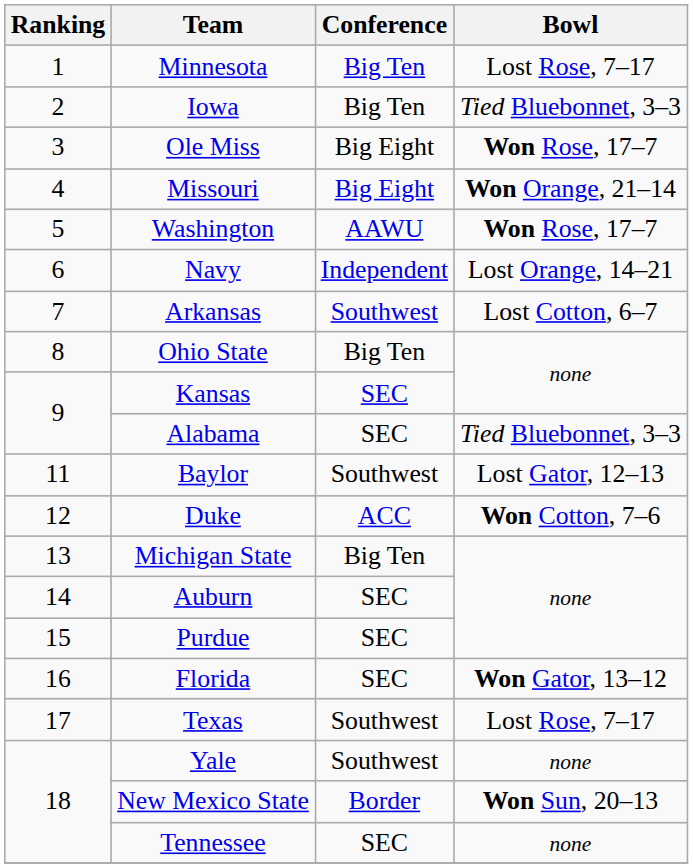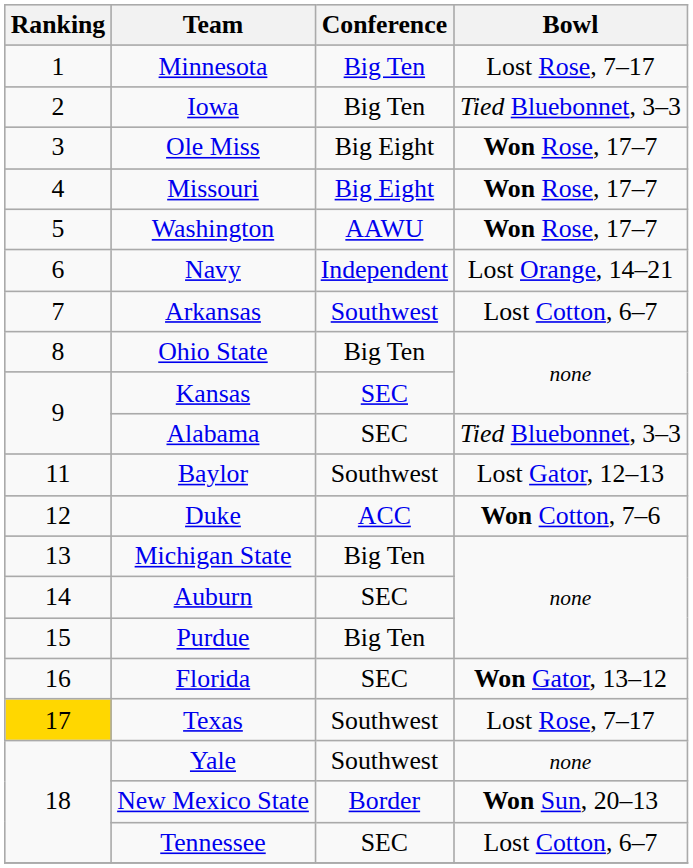(570, 188) Won Orange, 21–14 -> (570, 188) Won Rose, 17–7
(384, 637) SEC -> (384, 637) Big Ten
(58, 719) no background -> (58, 719) gold background
(570, 843) none -> (570, 842) Lost Cotton, 6–7
